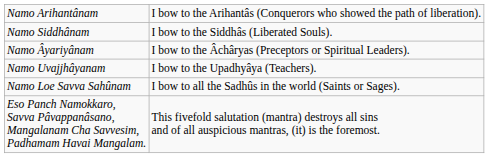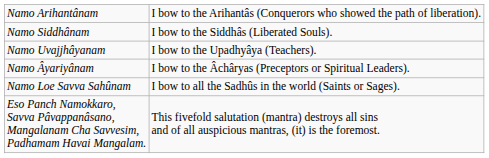rows swapped: (50, 50) <-> (56, 68)
